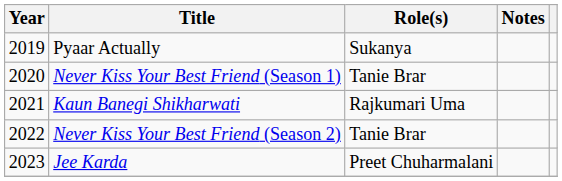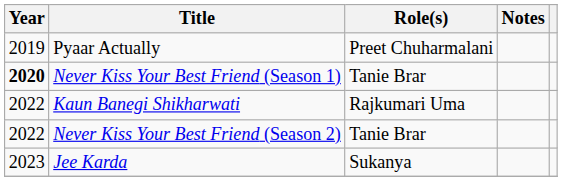(380, 47) Sukanya -> (421, 47) Preet Chuharmalani
(27, 76) normal -> (27, 76) bold
(27, 104) 2021 -> (27, 104) 2022
(421, 162) Preet Chuharmalani -> (380, 162) Sukanya
